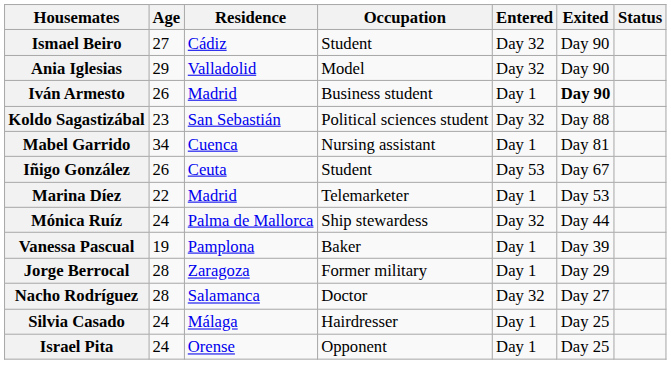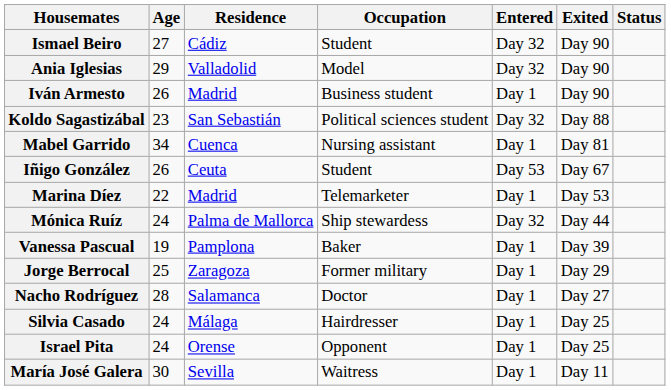(586, 93) bold -> (585, 93) normal
(161, 271) 28 -> (161, 271) 25
(520, 296) Day 32 -> (516, 296) Day 1
+ row: (77, 372)
